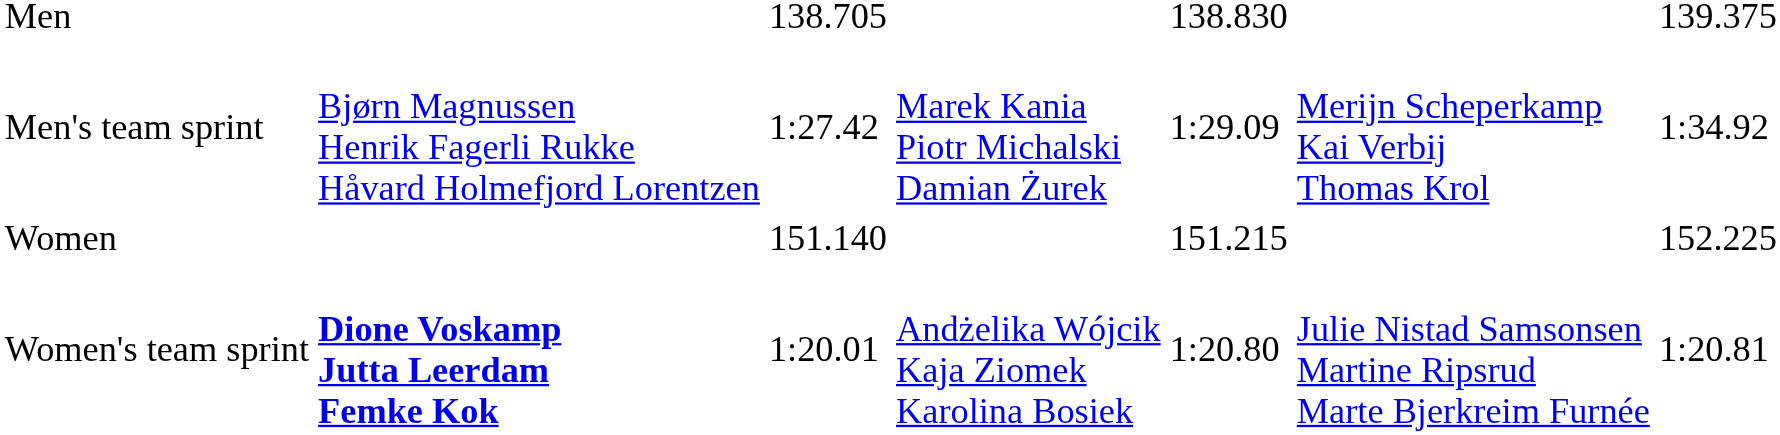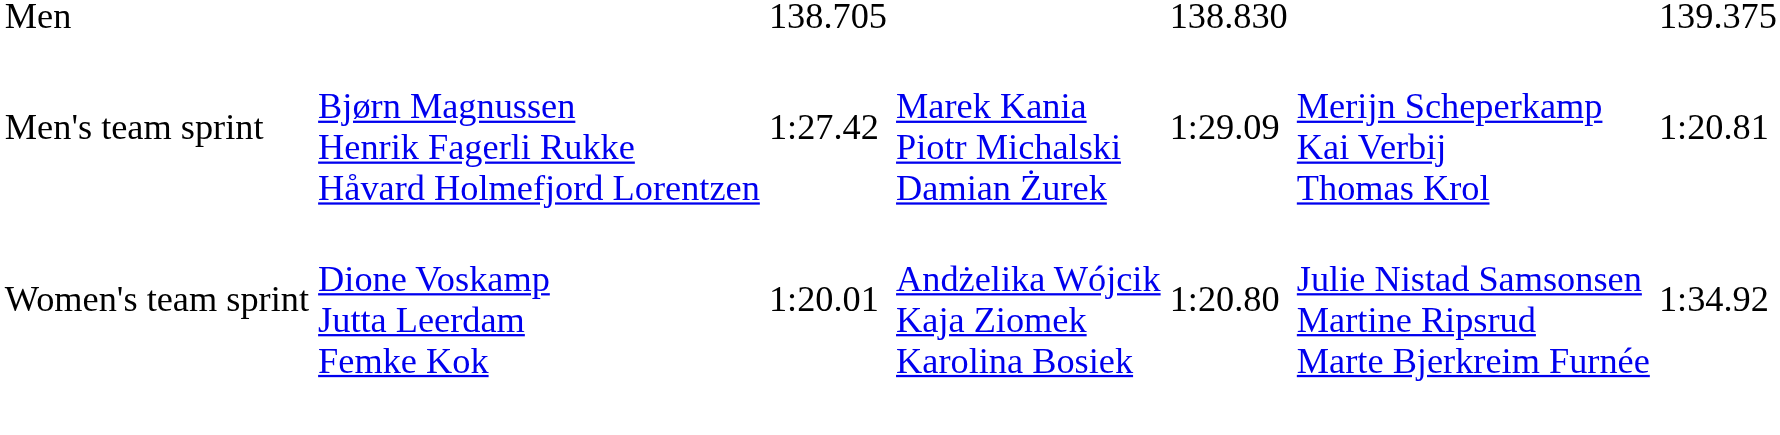(1714, 126) 1:34.92 -> (1714, 126) 1:20.81
- row: (61, 238)
(440, 369) bold -> (434, 319) normal
(1714, 349) 1:20.81 -> (1714, 299) 1:34.92
